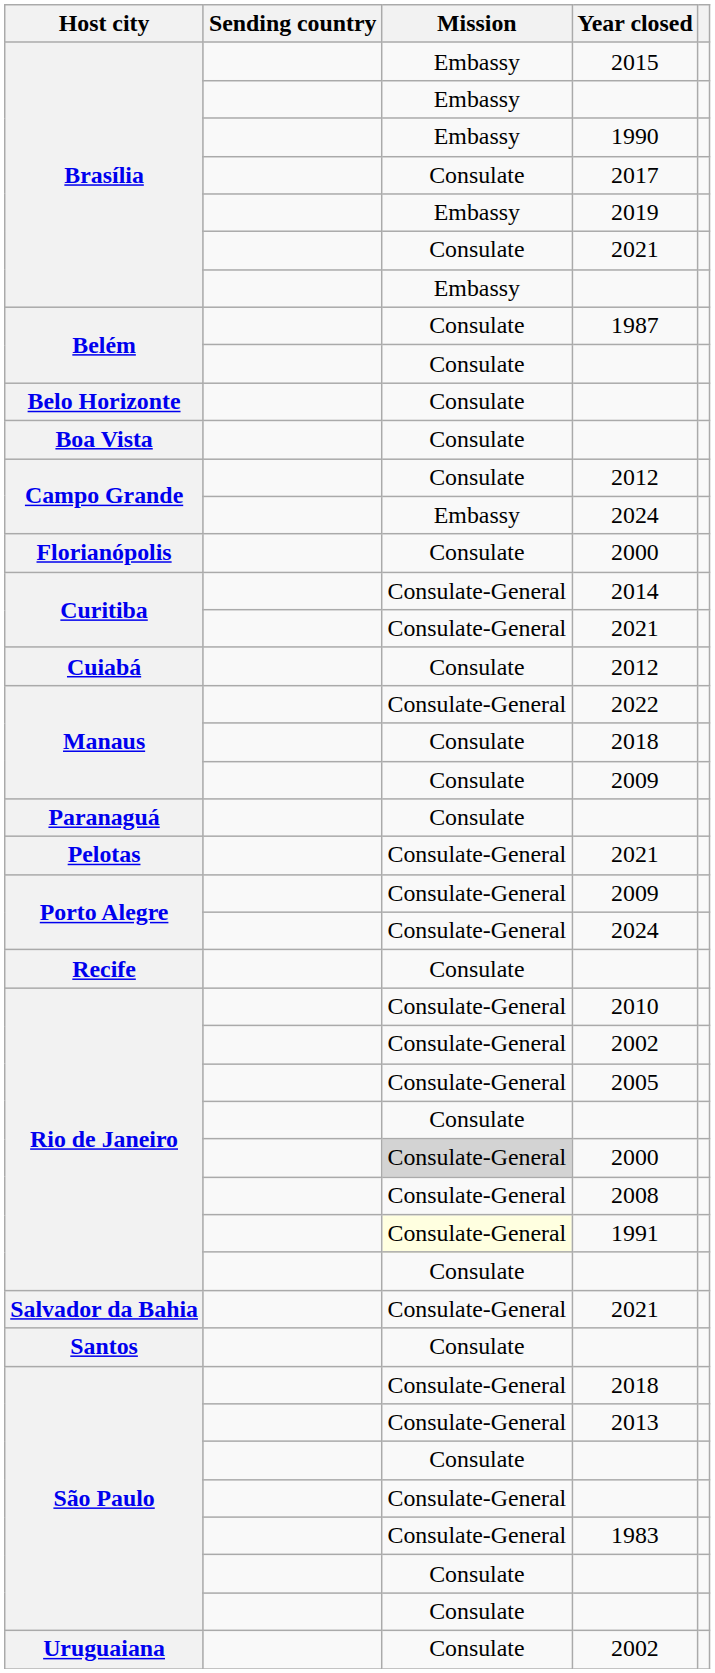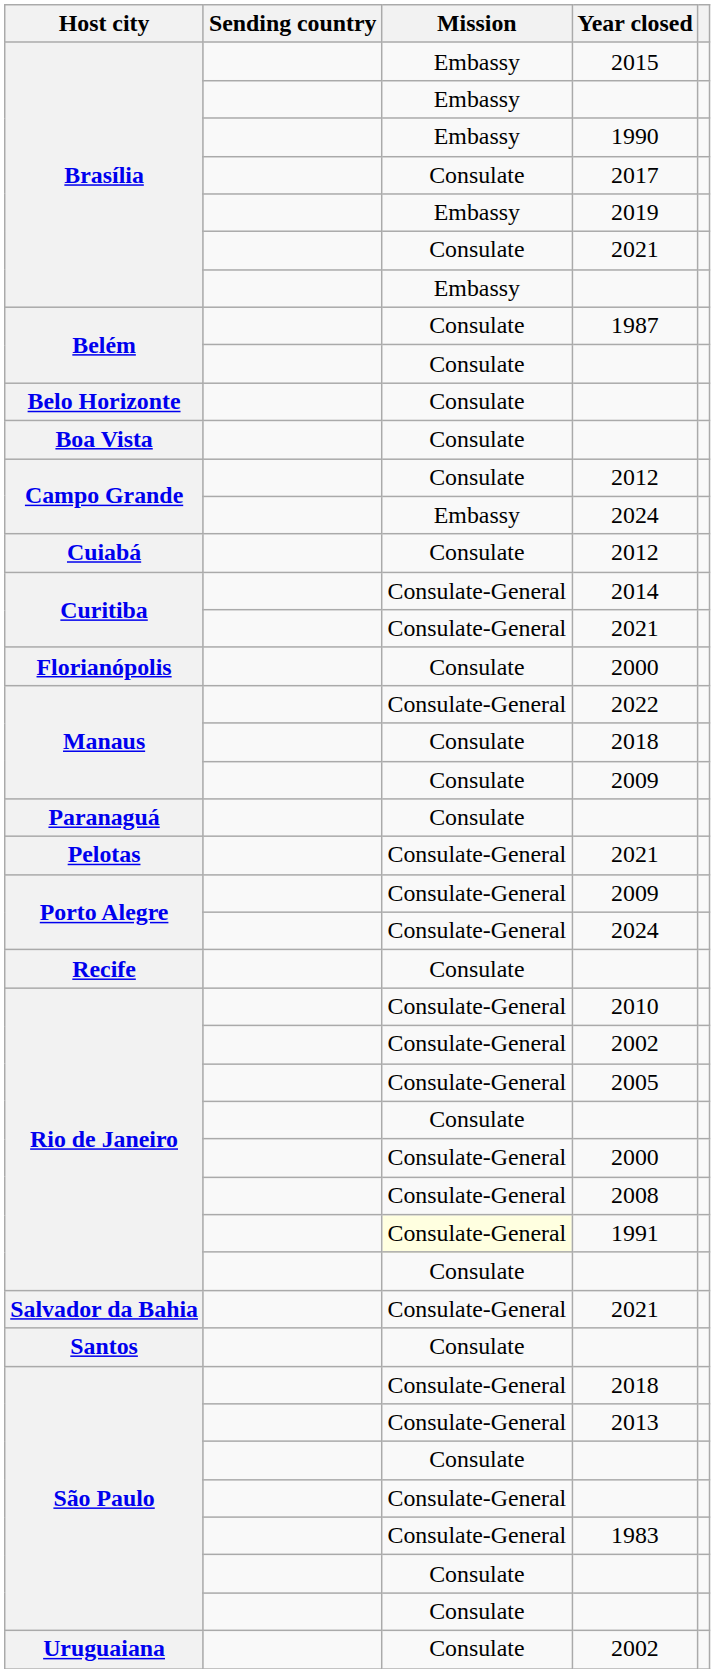rows swapped: (104, 666) <-> (104, 552)
(477, 1157) lightgrey background -> (477, 1157) no background
